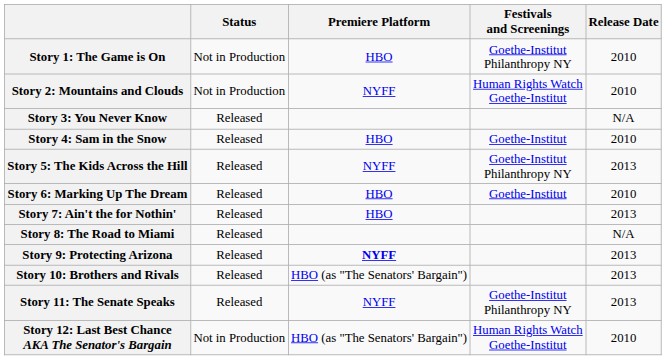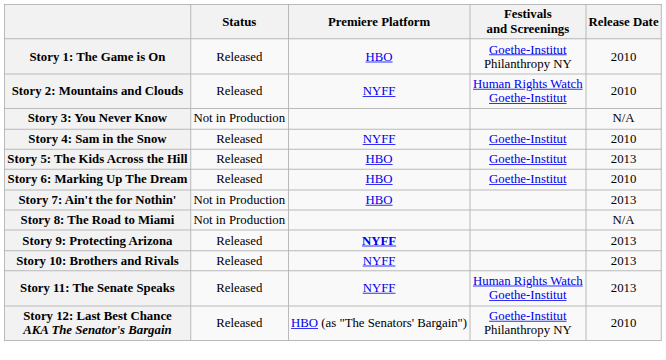(239, 56) Not in Production -> (239, 56) Released
(239, 91) Not in Production -> (239, 91) Released
(239, 118) Released -> (239, 118) Not in Production
(379, 139) HBO -> (379, 139) NYFF
(379, 166) NYFF -> (379, 159) HBO
(528, 166) Goethe-Institut Philanthropy NY -> (528, 159) Goethe-Institut
(239, 214) Released -> (239, 199) Not in Production
(239, 234) Released -> (239, 220) Not in Production
(379, 275) HBO (as "The Senators' Bargain") -> (379, 260) NYFF
(528, 302) Goethe-Institut Philanthropy NY -> (528, 288) Human Rights Watch Goethe-Institut
(239, 337) Not in Production -> (239, 323) Released
(528, 337) Human Rights Watch Goethe-Institut -> (528, 323) Goethe-Institut Philanthropy NY
